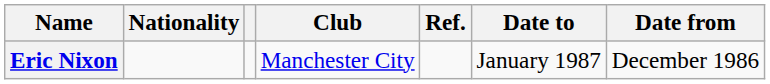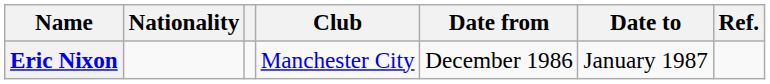columns swapped: (685, 22) <-> (446, 22)
